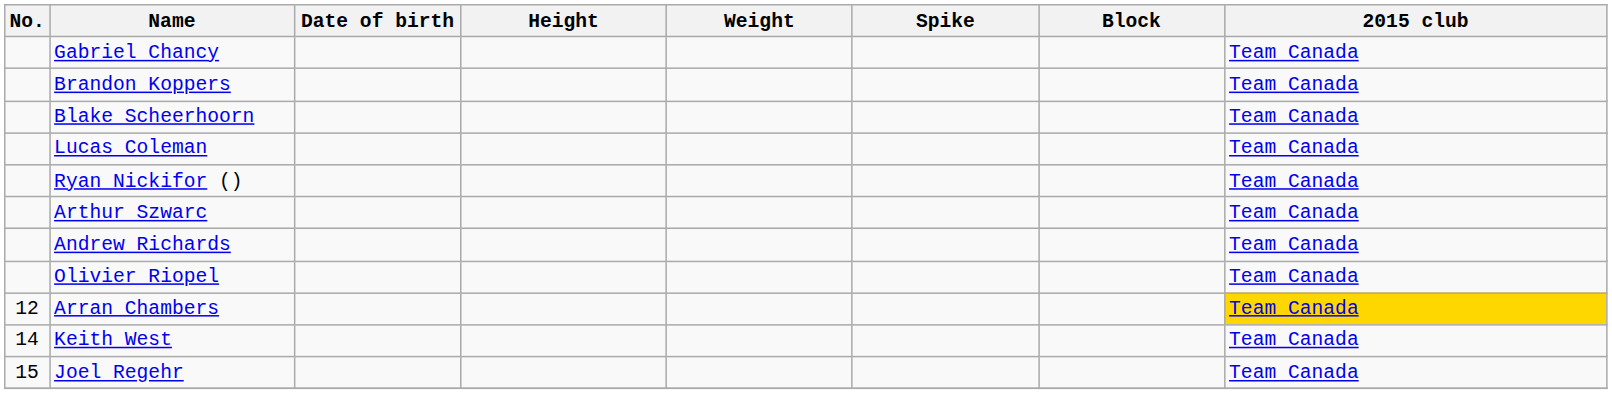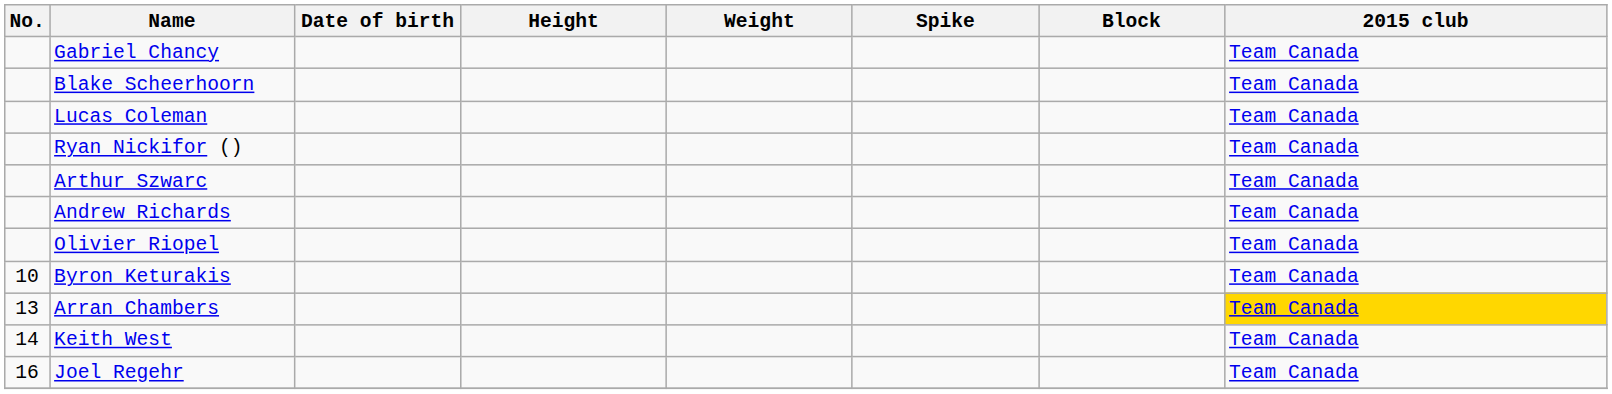- row: (142, 85)
+ row: (142, 277)
(27, 309) 12 -> (27, 309) 13
(27, 373) 15 -> (27, 373) 16
